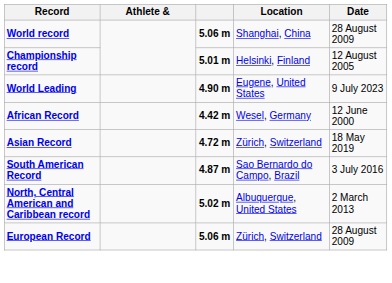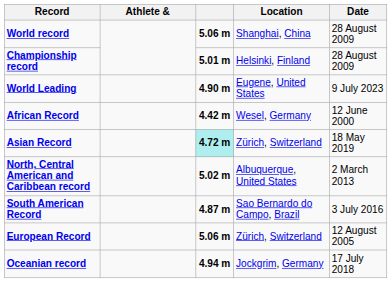(354, 61) 12 August 2005 -> (354, 61) 28 August 2009
(215, 143) no background -> (215, 143) paleturquoise background
rows swapped: (48, 203) <-> (45, 170)
(354, 236) 28 August 2009 -> (354, 236) 12 August 2005
+ row: (46, 264)
